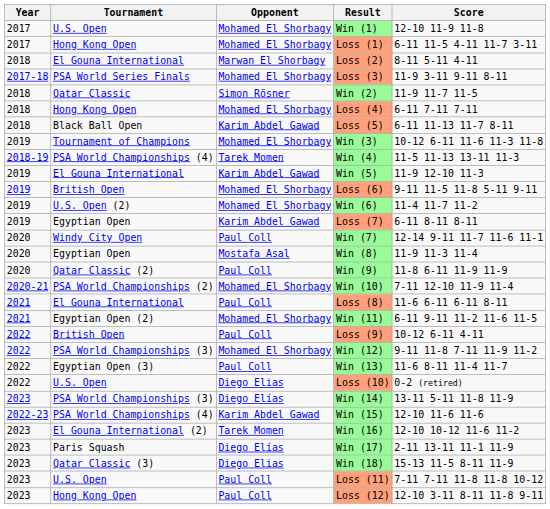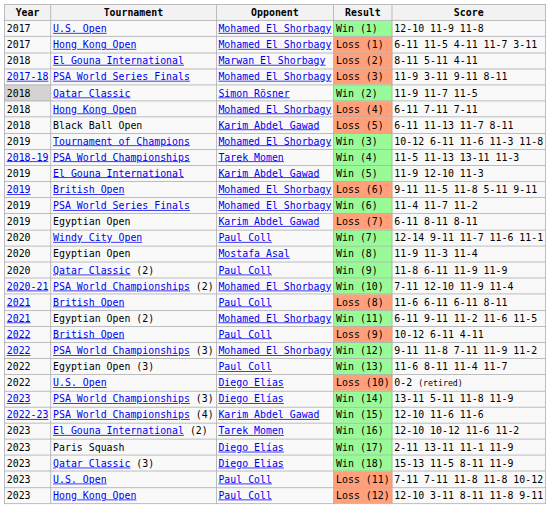(19, 93) no background -> (19, 93) lightgrey background
(133, 157) PSA World Championships (4) -> (121, 157) PSA World Championships
(92, 206) U.S. Open (2) -> (121, 206) PSA World Series Finals
(119, 302) El Gouna International -> (89, 302) British Open
